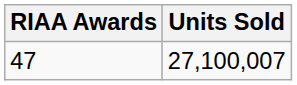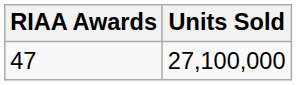(227, 60) 27,100,007 -> (227, 60) 27,100,000
